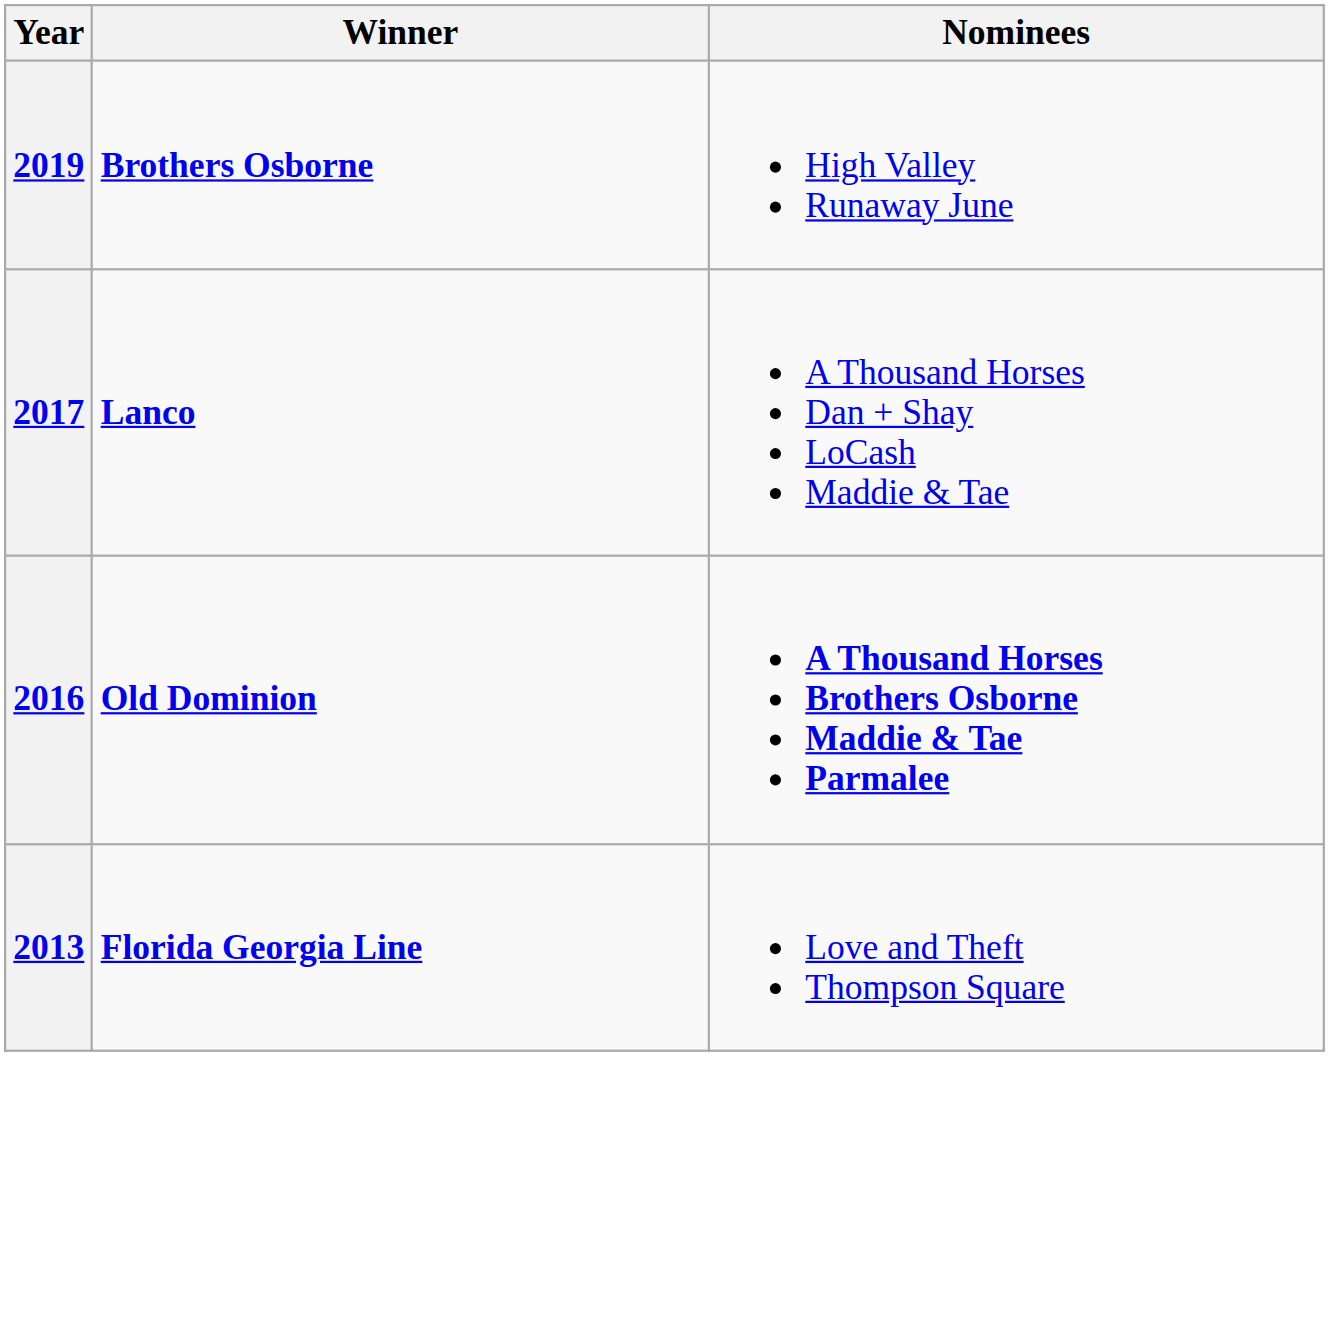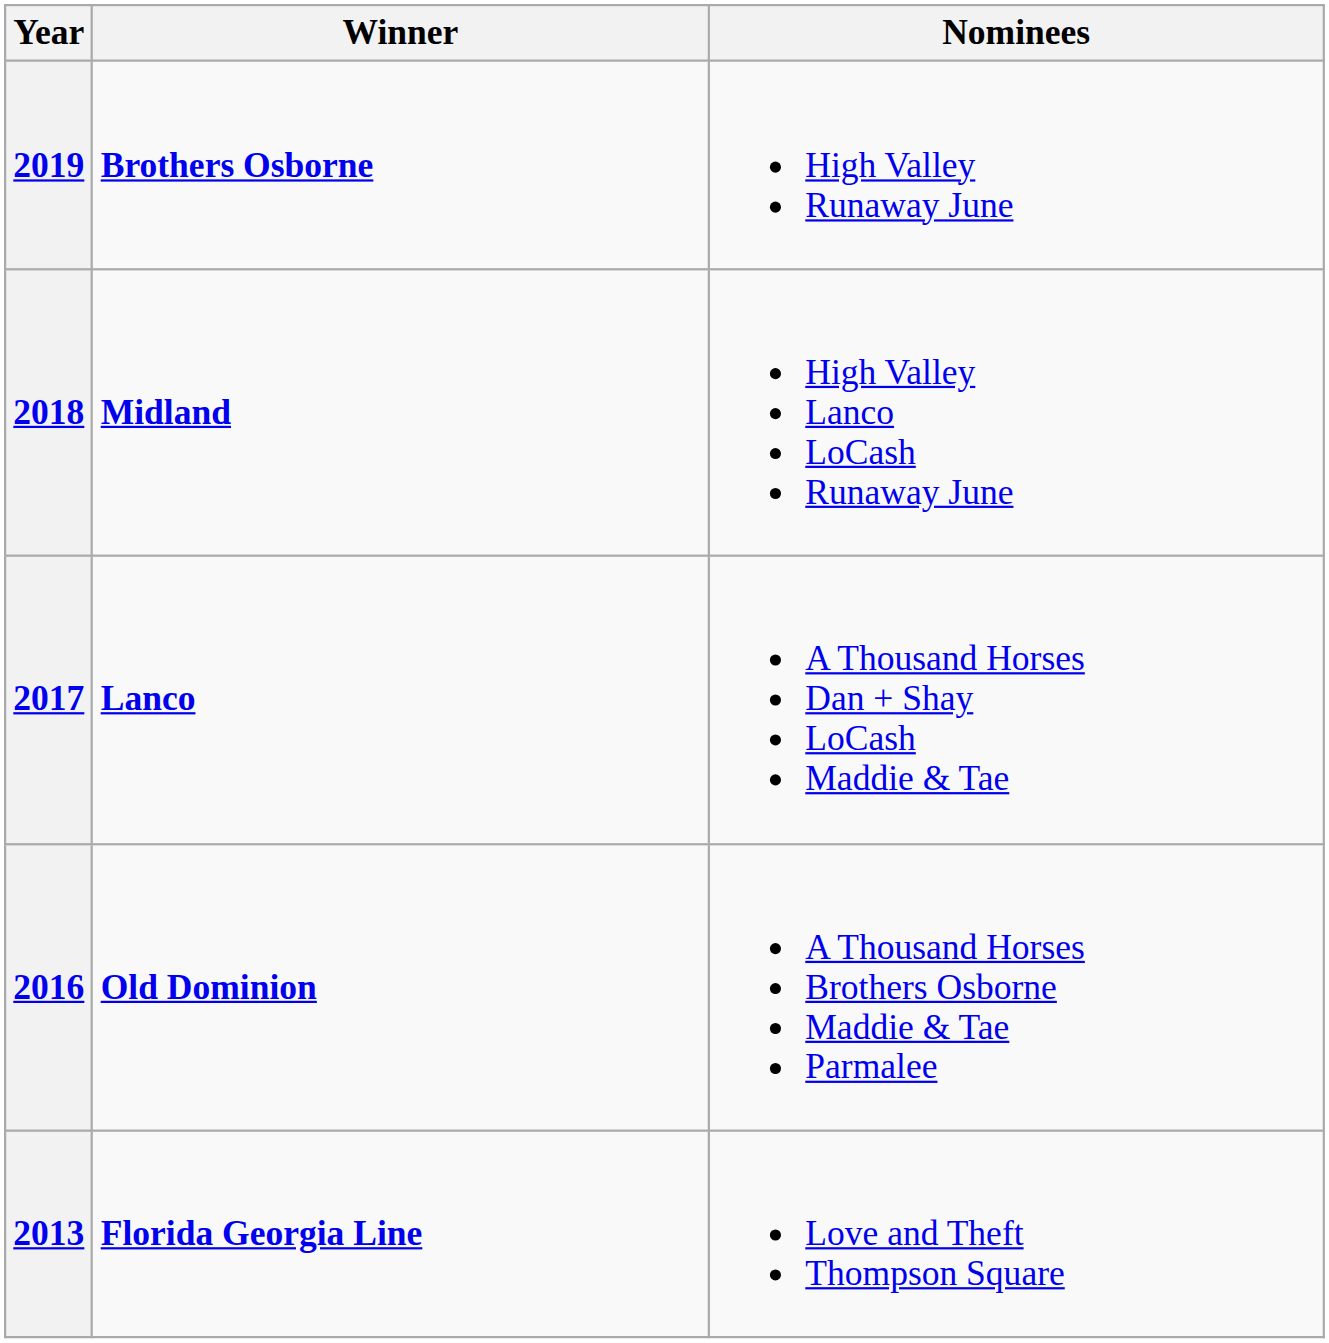+ row: (49, 411)
(1016, 720) bold -> (1016, 1007) normal
